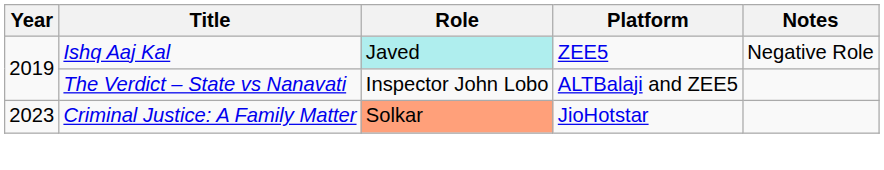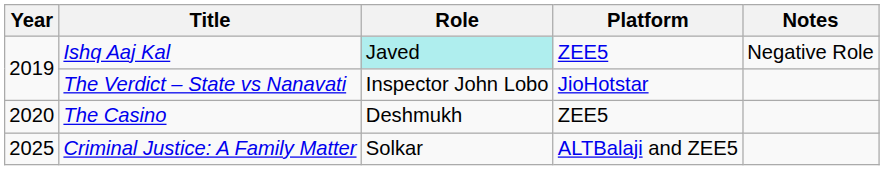(648, 84) ALTBalaji and ZEE5 -> (603, 84) JioHotstar
+ row: (115, 116)
(32, 116) 2023 -> (32, 148) 2025
(394, 116) lightsalmon background -> (394, 148) no background
(603, 116) JioHotstar -> (648, 148) ALTBalaji and ZEE5
